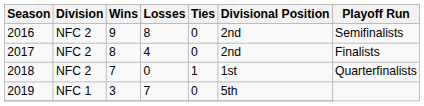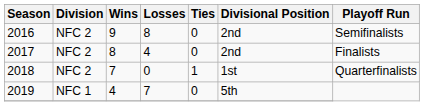(112, 91) 3 -> (112, 91) 4
